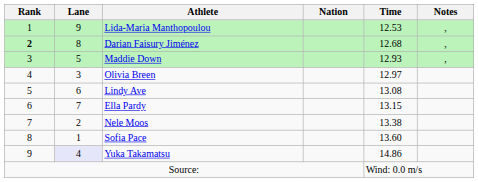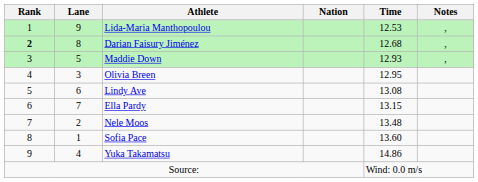(390, 75) 12.97 -> (390, 75) 12.95
(390, 122) 13.38 -> (390, 122) 13.48
(78, 153) lavender background -> (78, 153) no background
